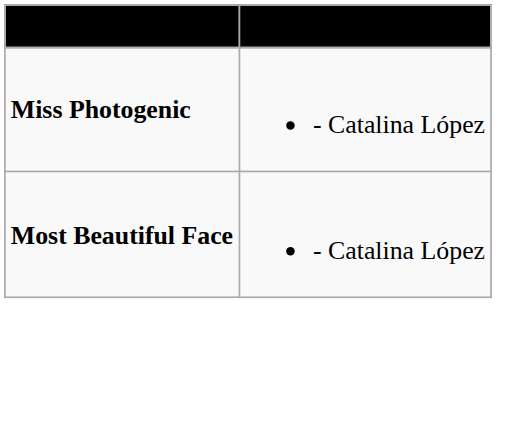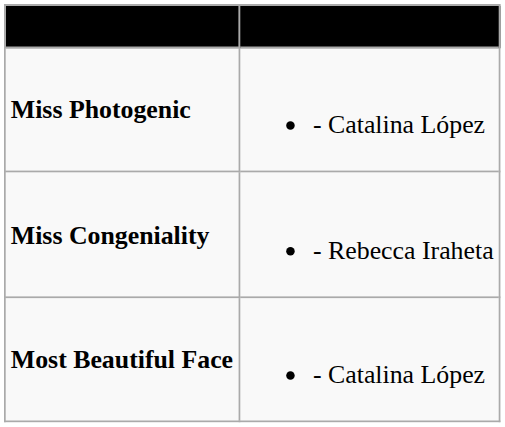+ row: (110, 234)
